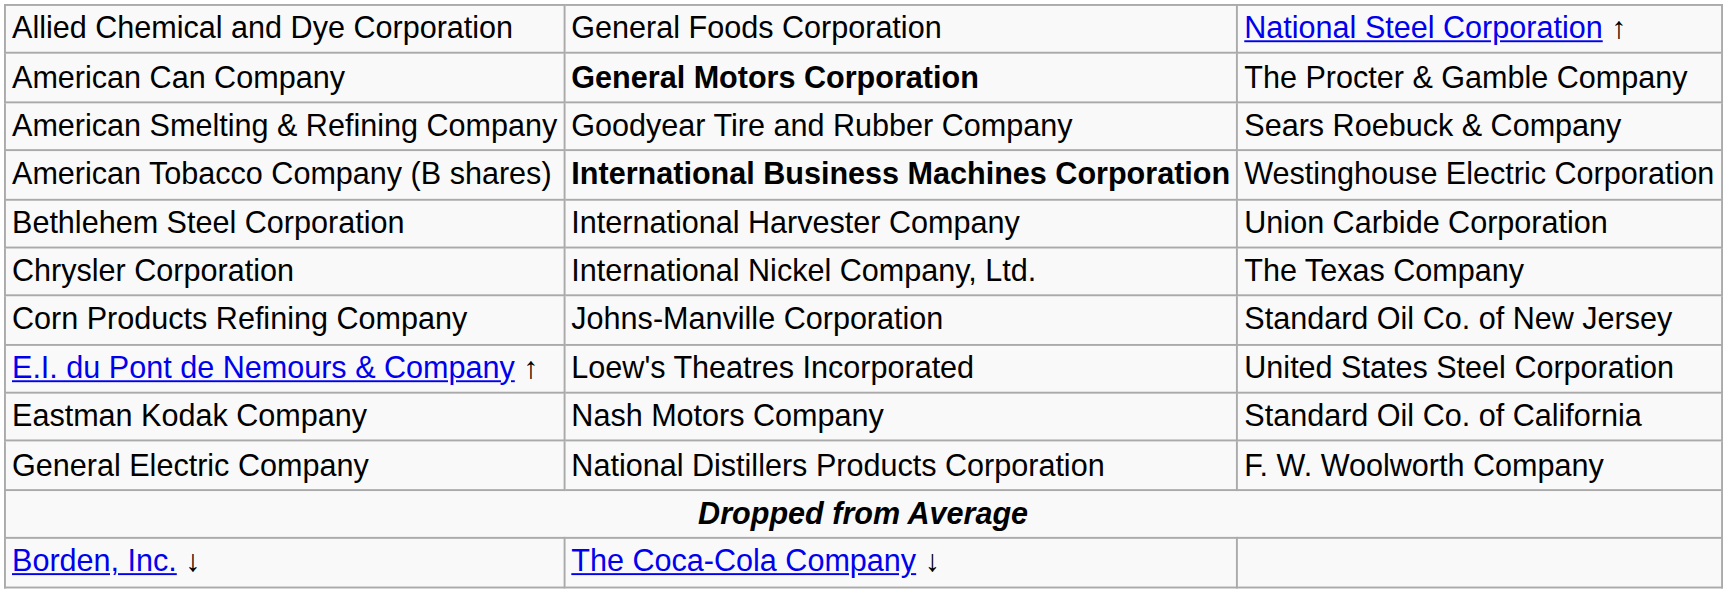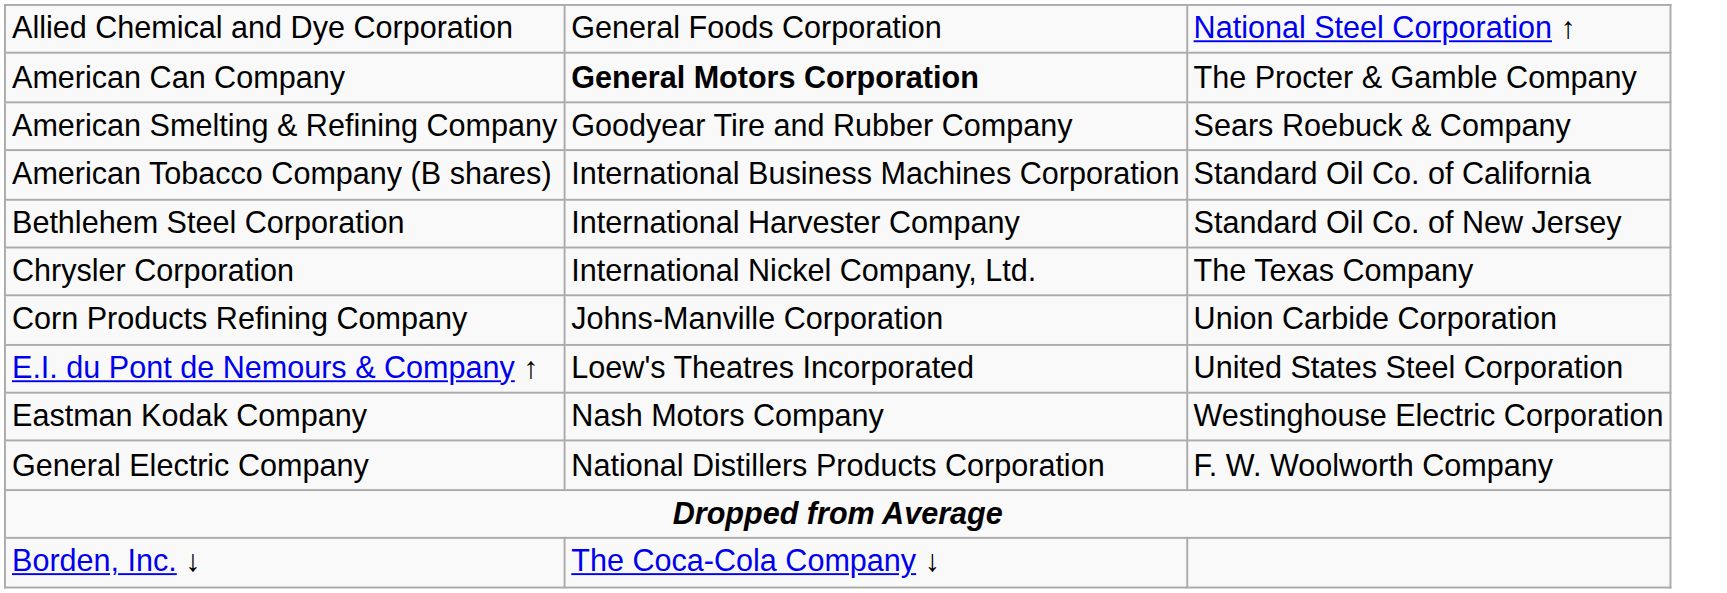(901, 174) bold -> (875, 174) normal
(1479, 174) Westinghouse Electric Corporation -> (1392, 174) Standard Oil Co. of California
(1426, 222) Union Carbide Corporation -> (1408, 222) Standard Oil Co. of New Jersey
(1458, 319) Standard Oil Co. of New Jersey -> (1375, 319) Union Carbide Corporation
(1443, 416) Standard Oil Co. of California -> (1429, 416) Westinghouse Electric Corporation
